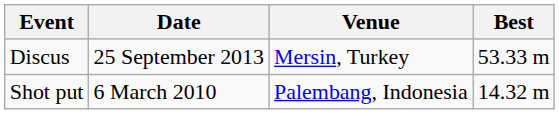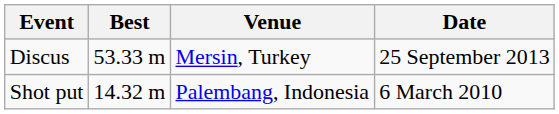columns swapped: (514, 21) <-> (179, 21)
